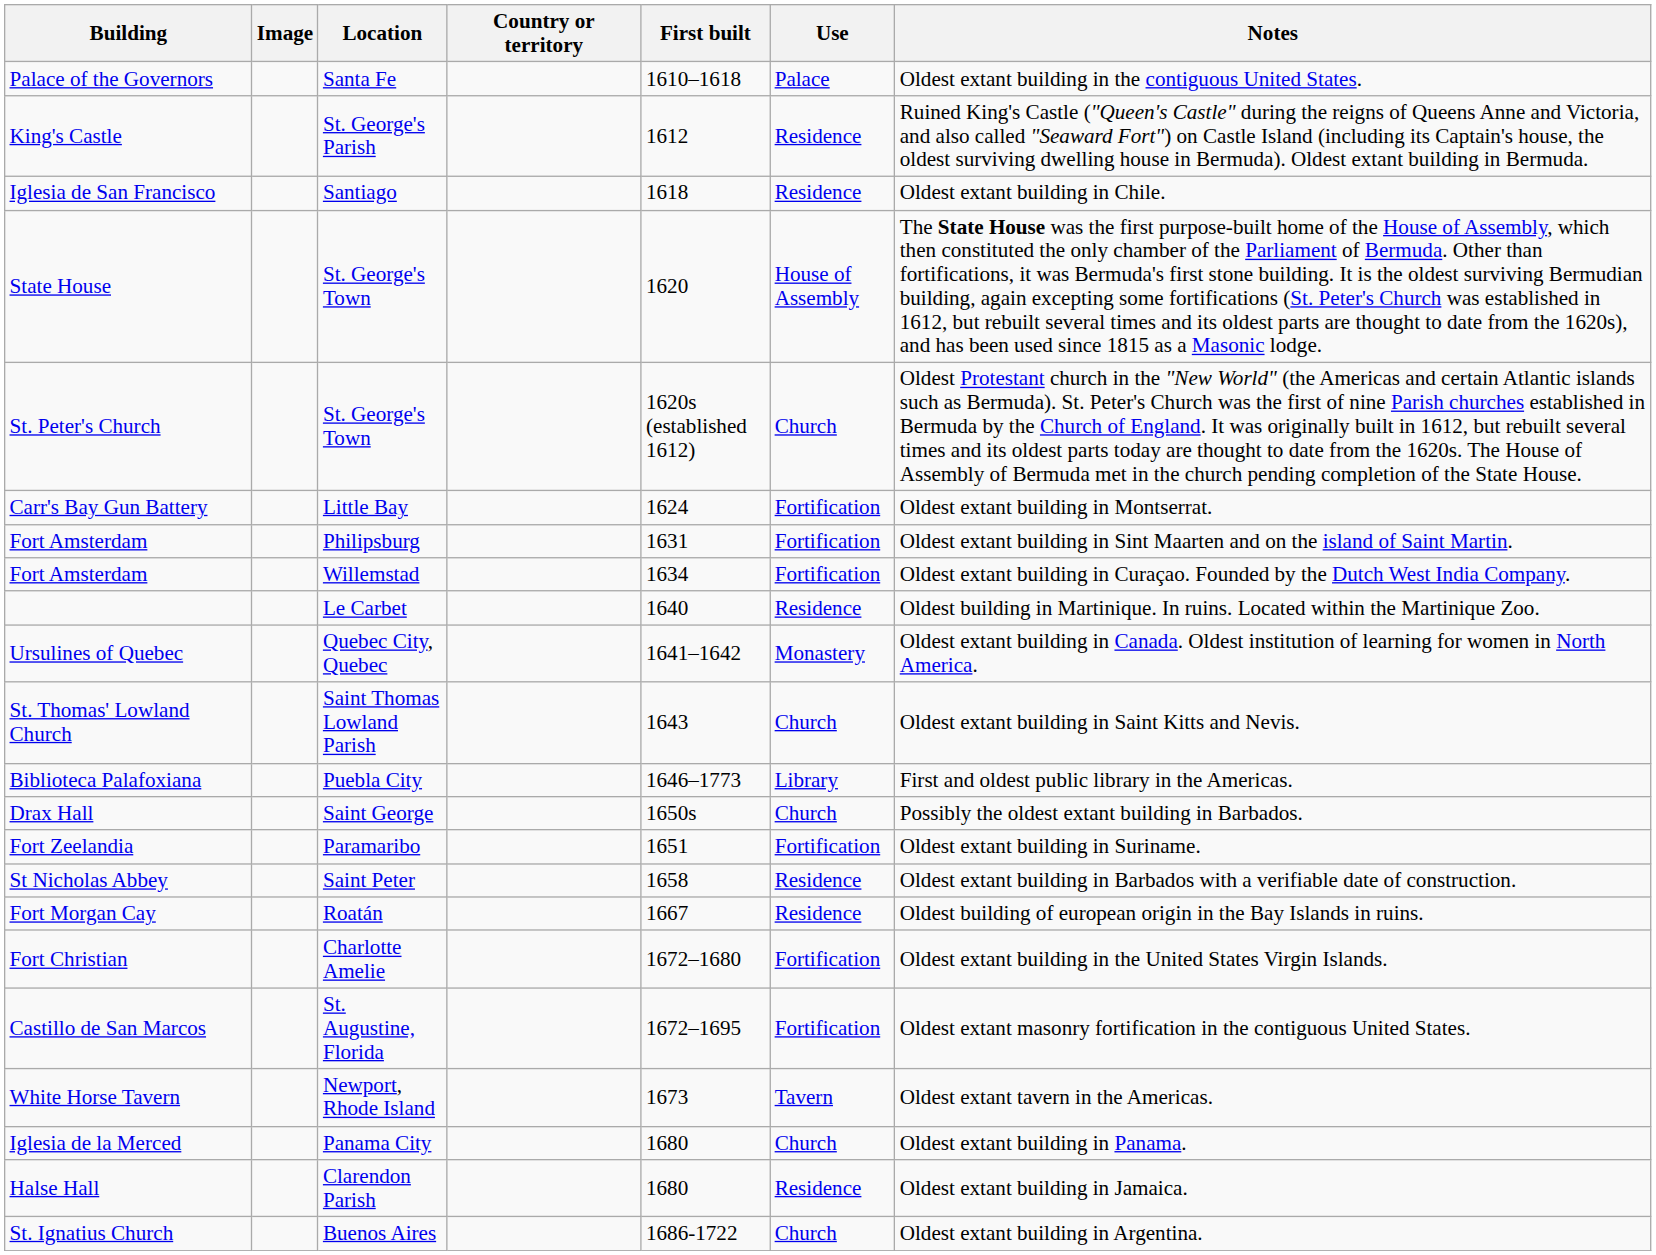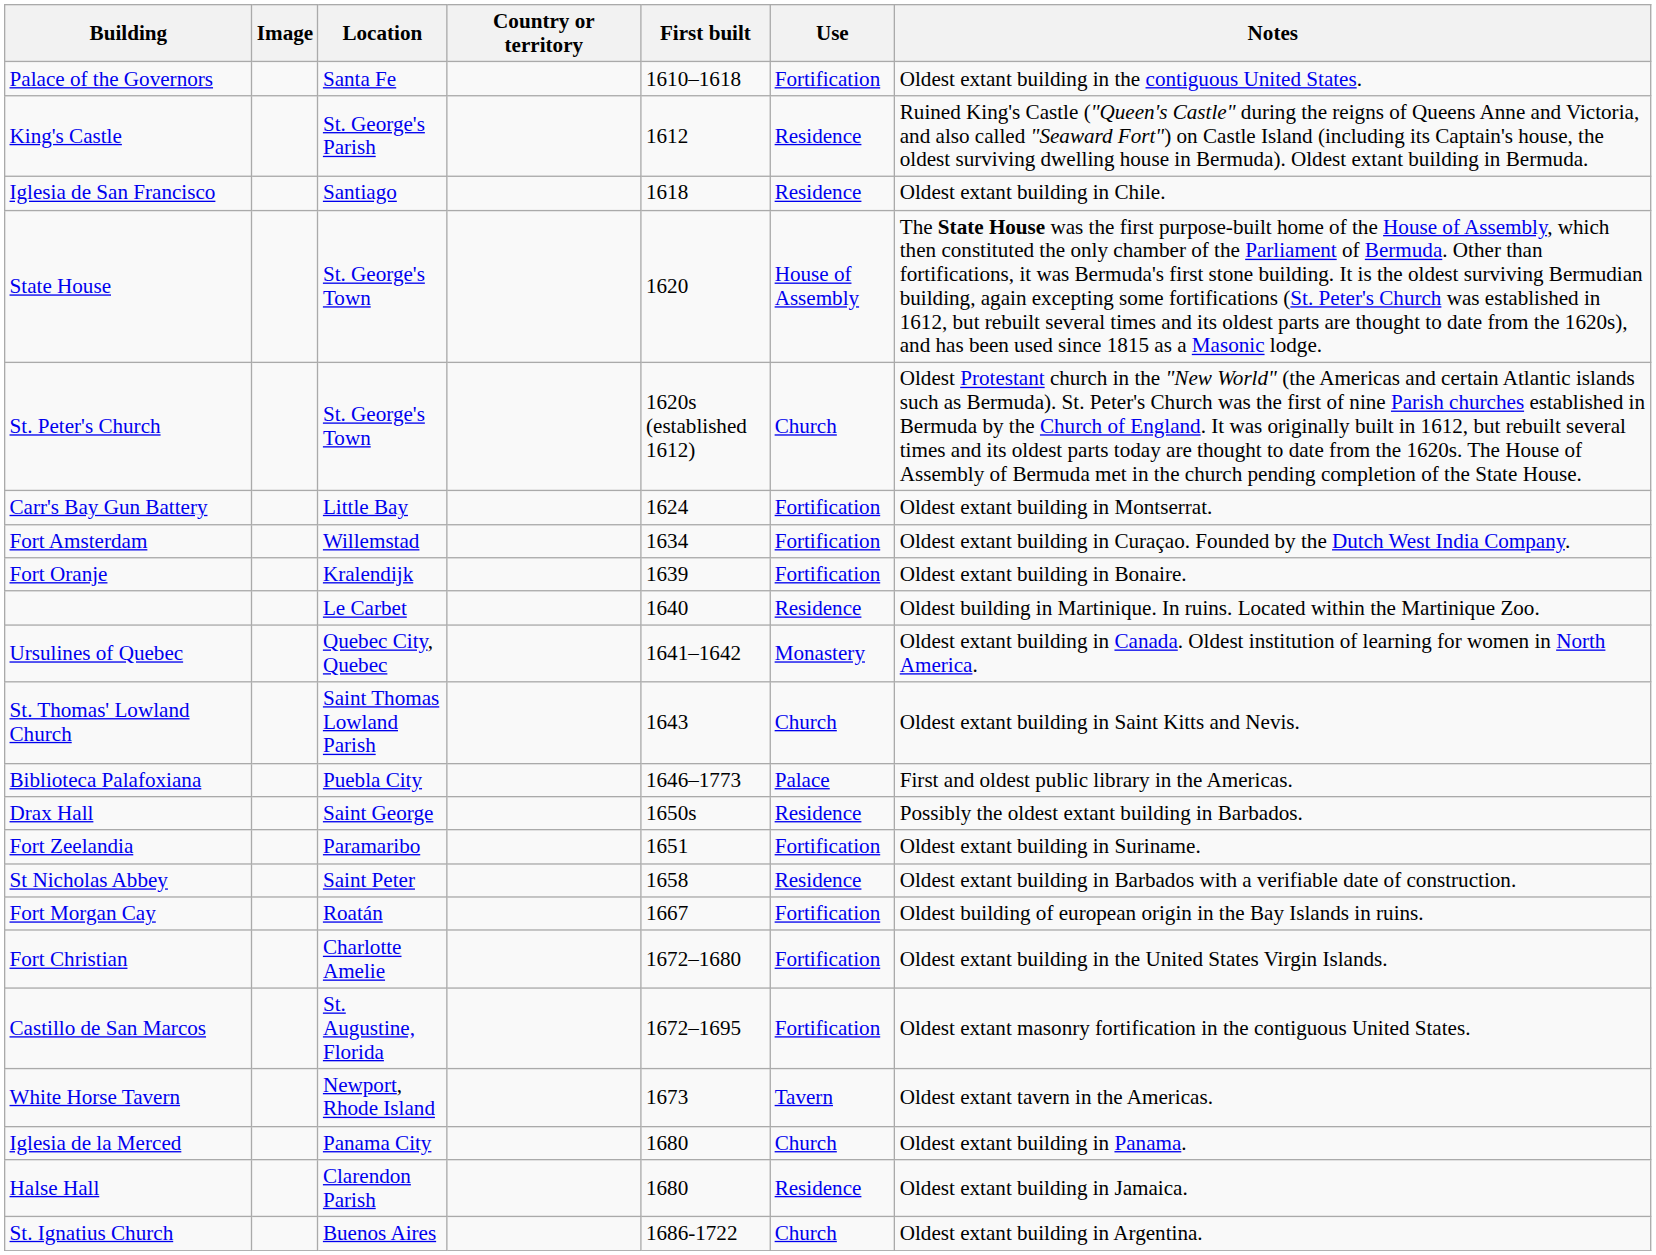(802, 78) Palace -> (827, 78) Fortification
- row: (78, 540)
+ row: (59, 574)
(806, 779) Library -> (802, 779) Palace
(806, 813) Church -> (818, 813) Residence
(818, 913) Residence -> (827, 913) Fortification
